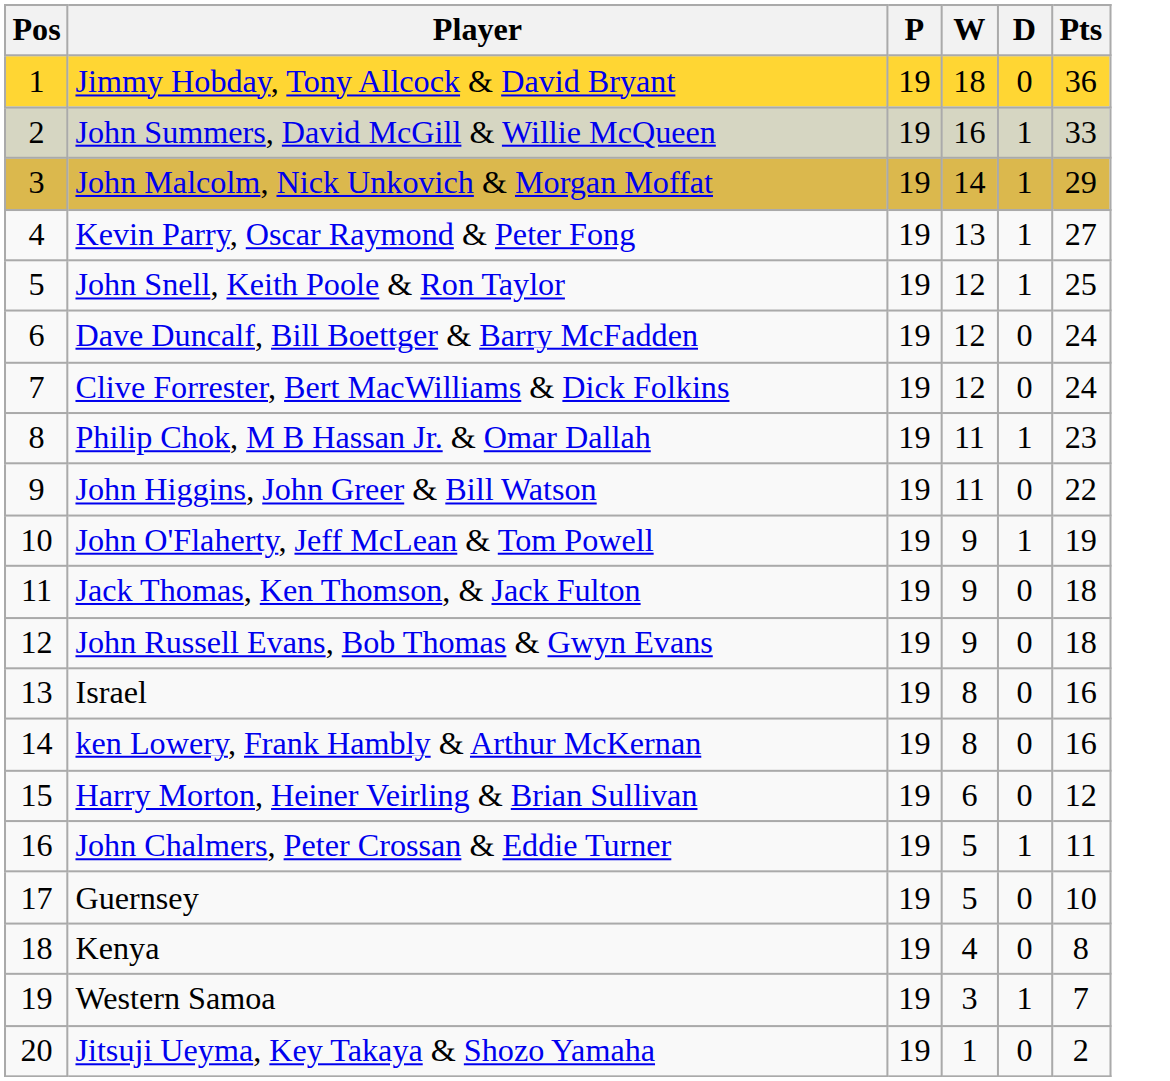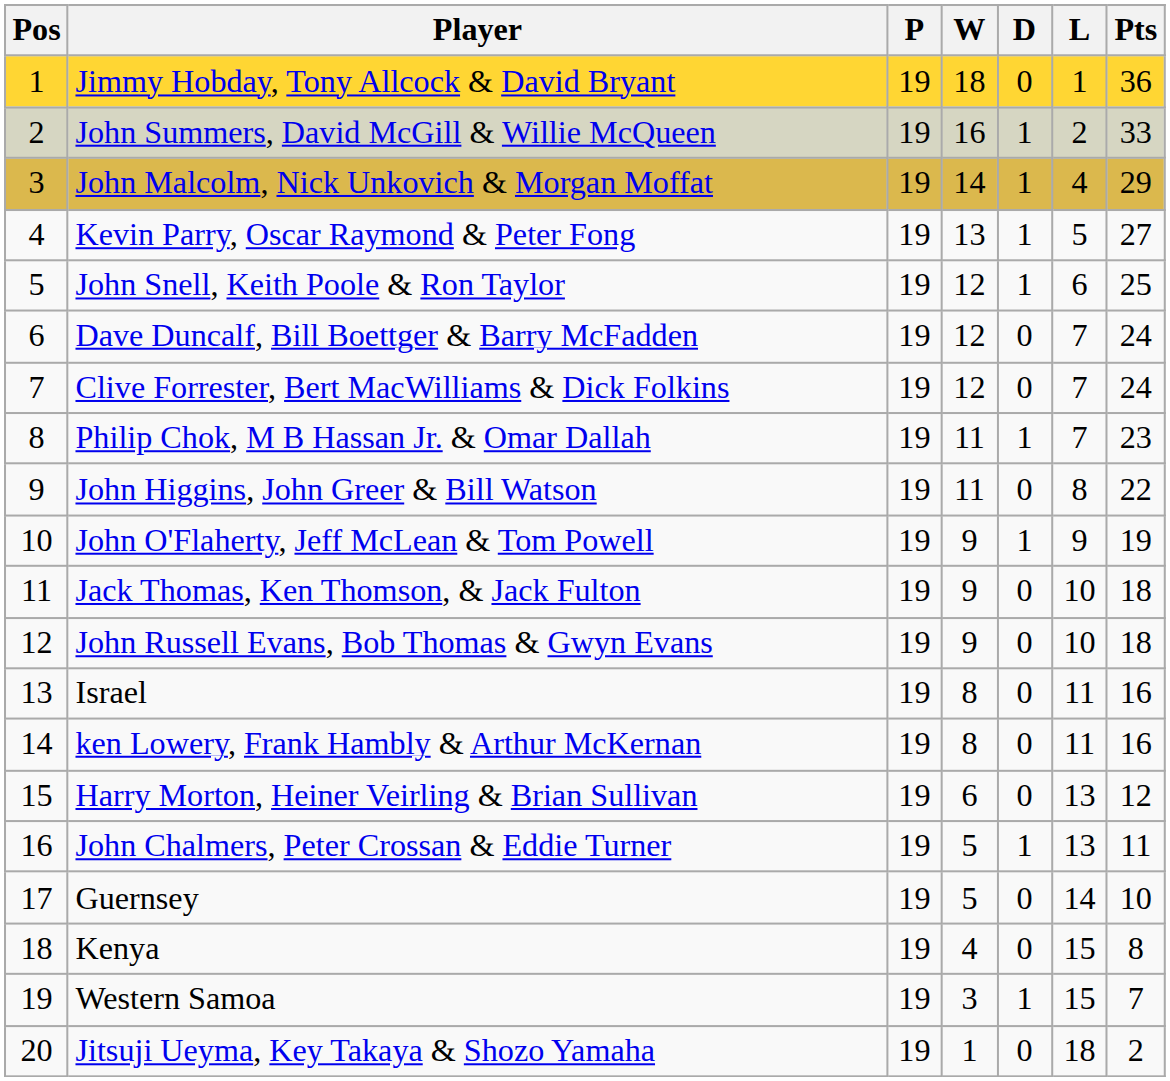+ column: (1079, 30)
